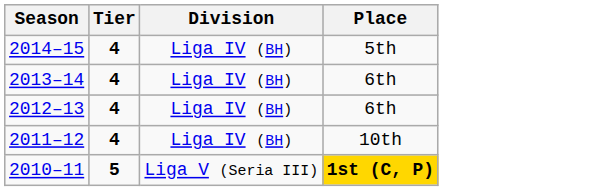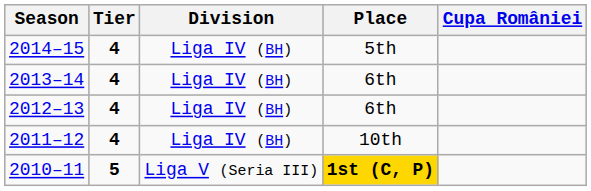+ column: (513, 19)
